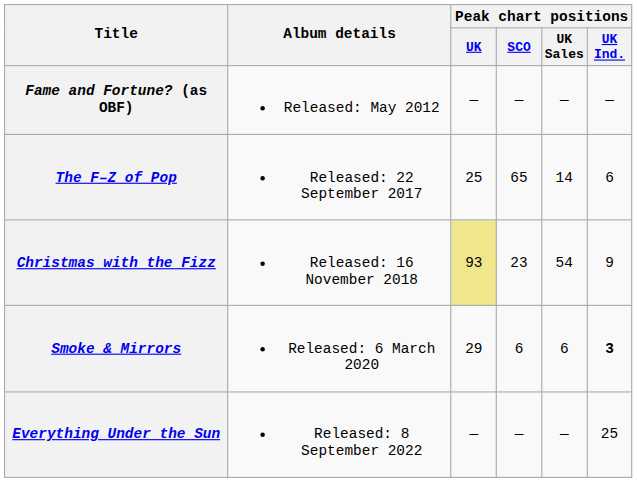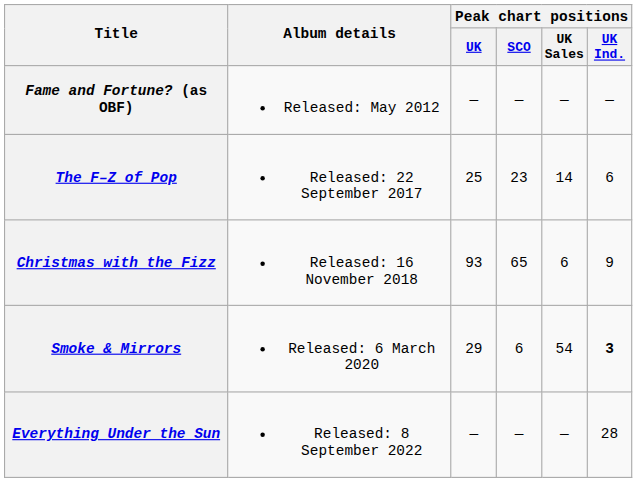(519, 177) 65 -> (519, 177) 23
(474, 263) khaki background -> (474, 263) no background
(519, 263) 23 -> (519, 263) 65
(564, 263) 54 -> (564, 263) 6
(564, 349) 6 -> (564, 349) 54
(609, 434) 25 -> (609, 434) 28
